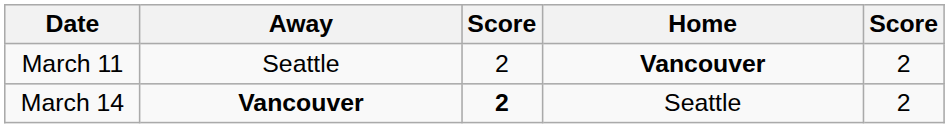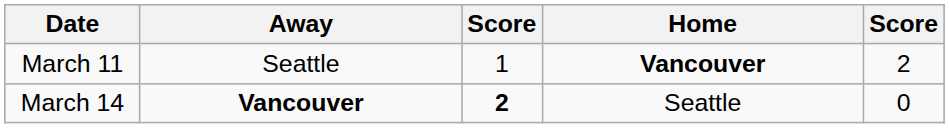(502, 63) 2 -> (502, 63) 1
(904, 102) 2 -> (904, 102) 0
